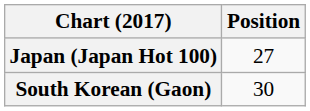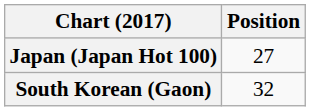(264, 88) 30 -> (264, 88) 32
